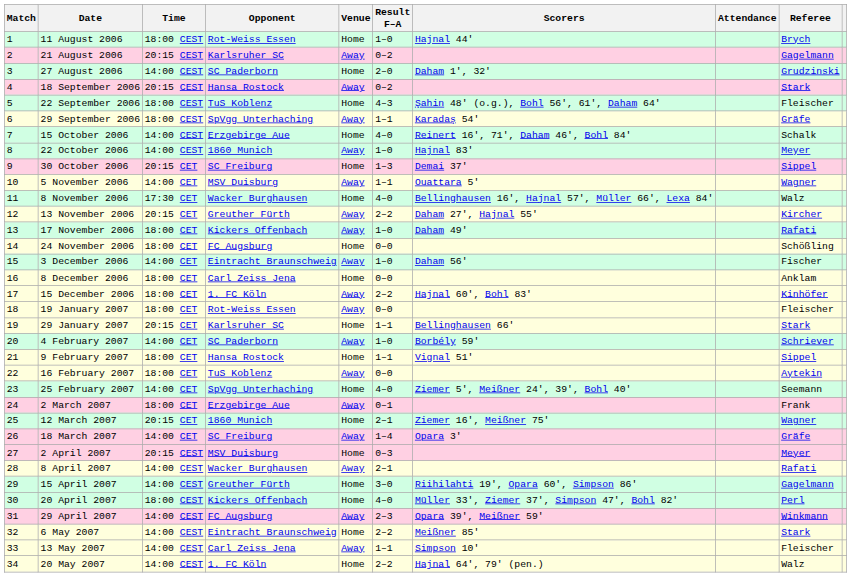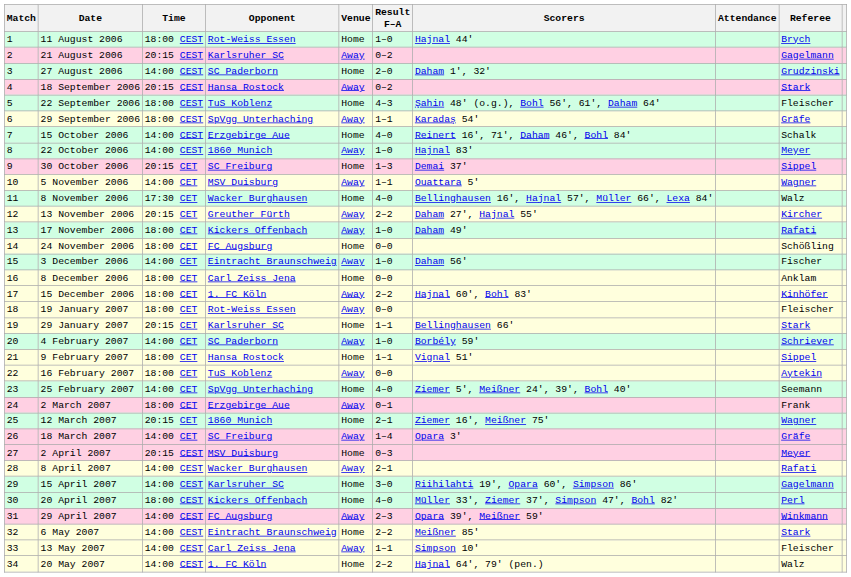(249, 484) Greuther Fürth -> (246, 484) Karlsruher SC
